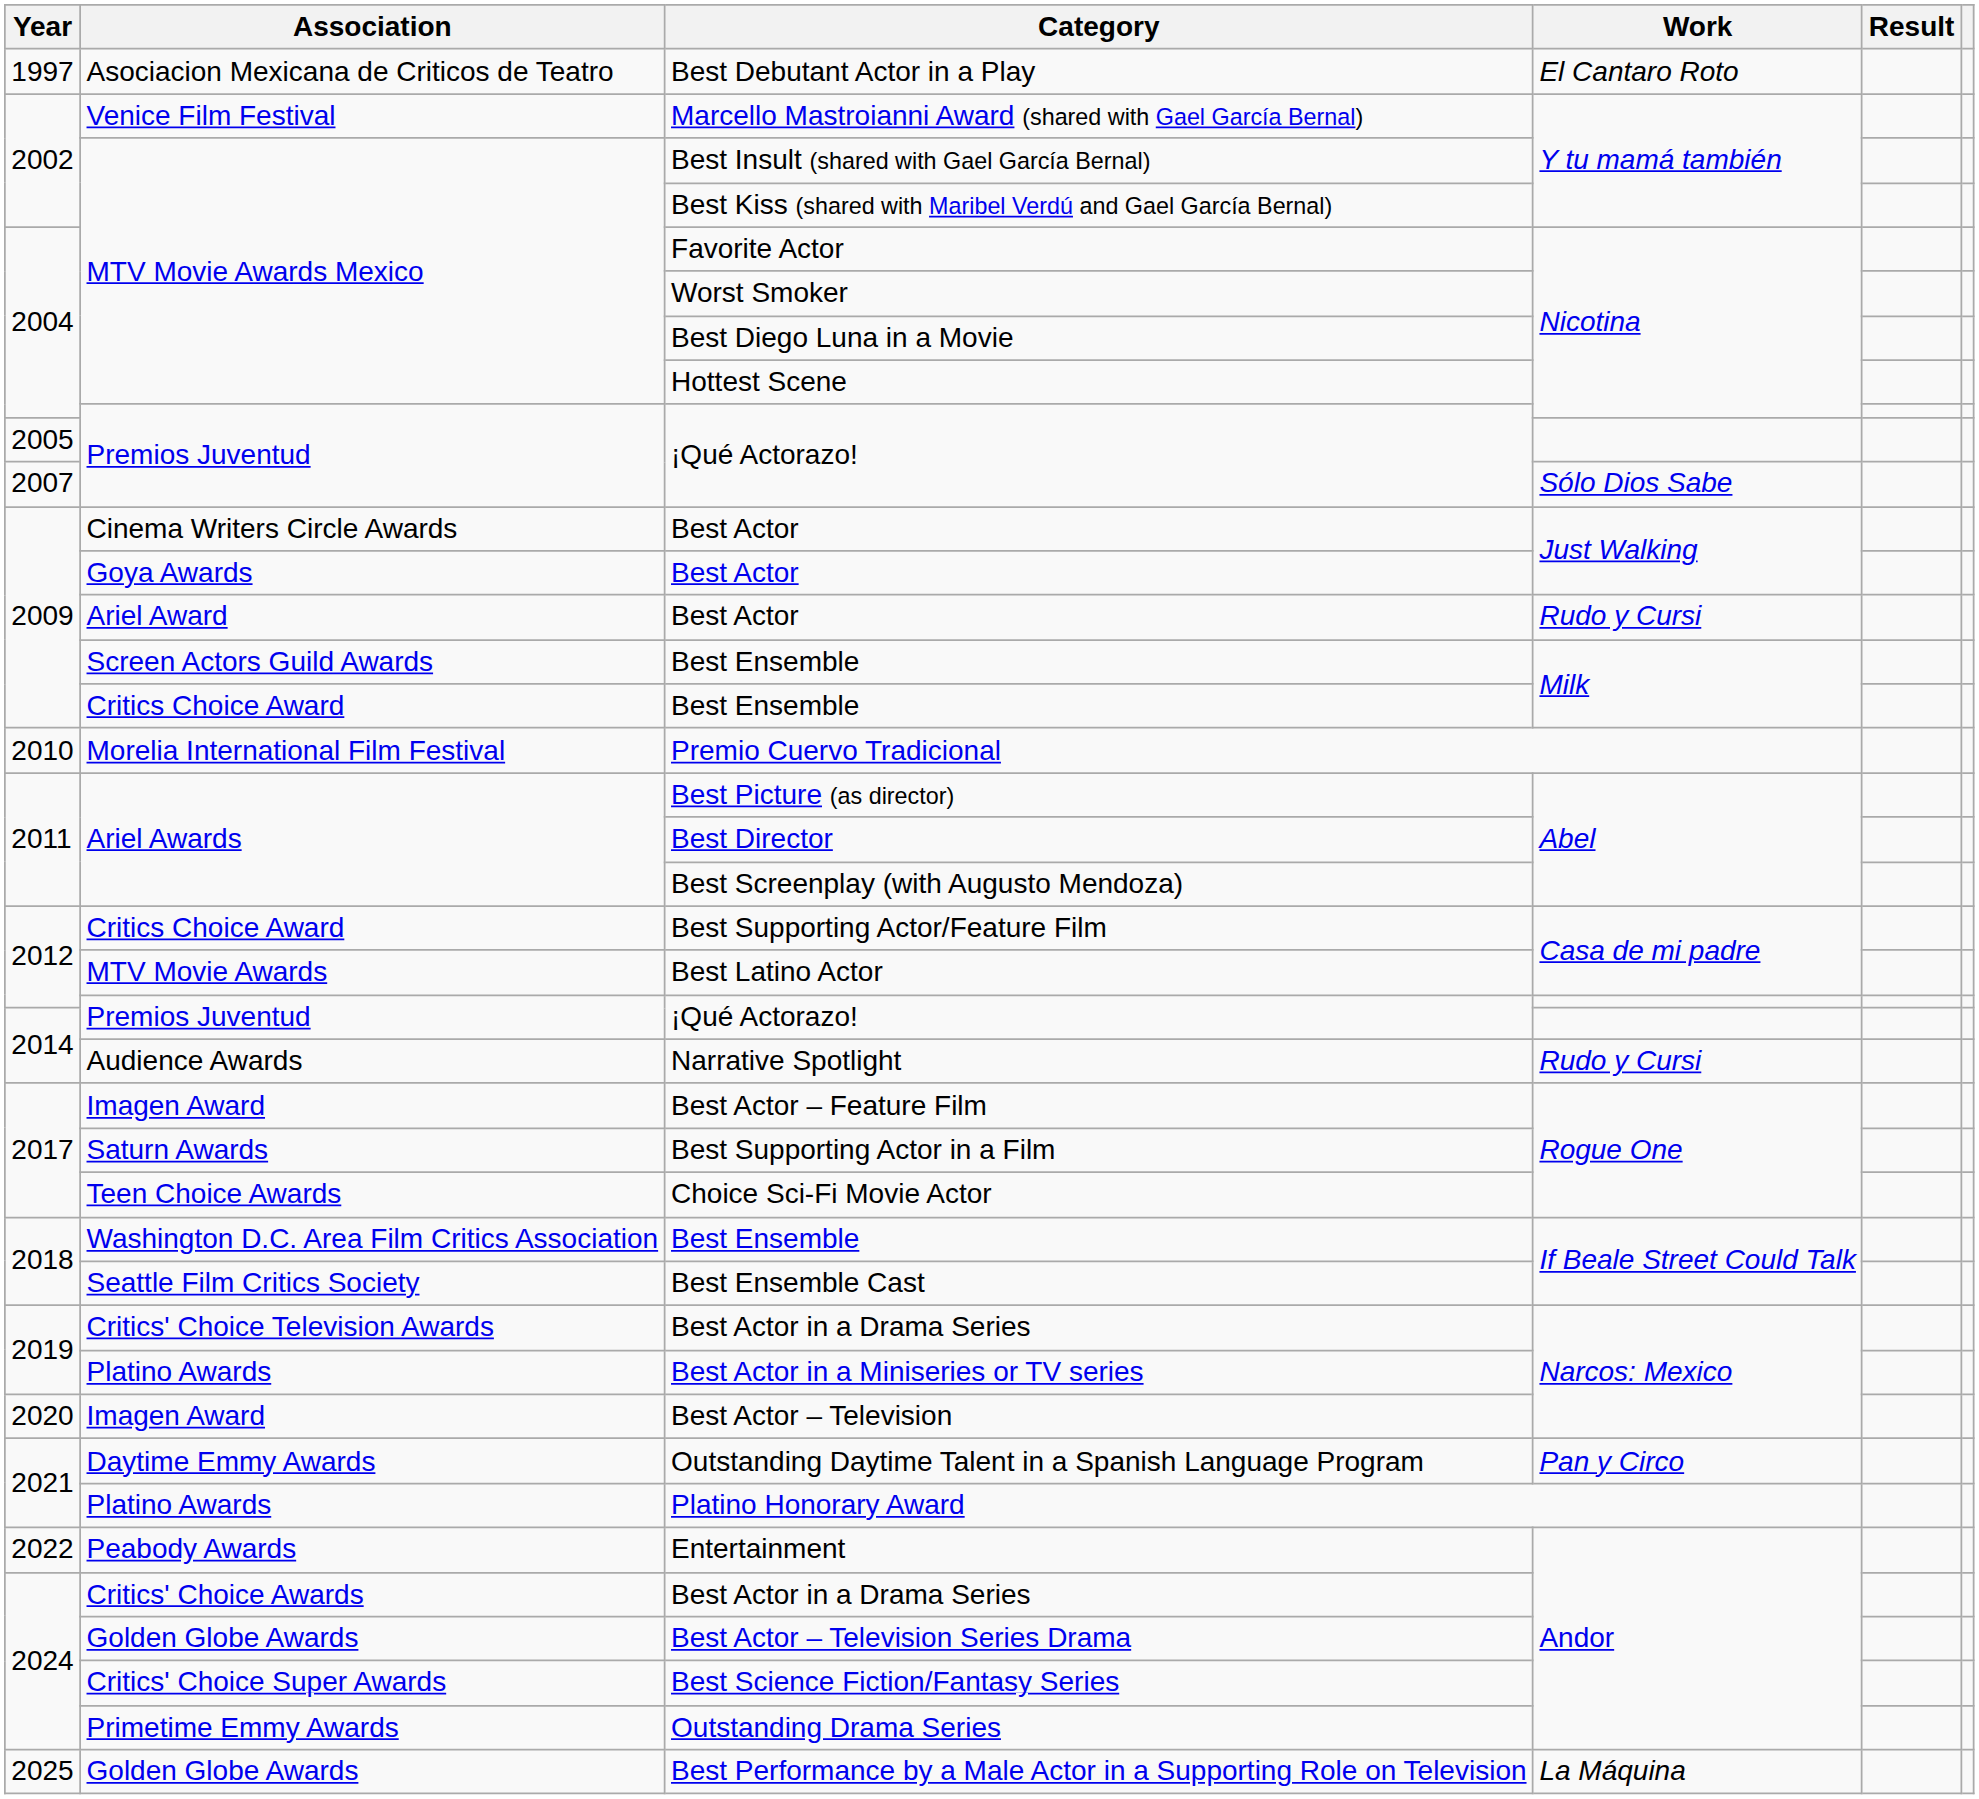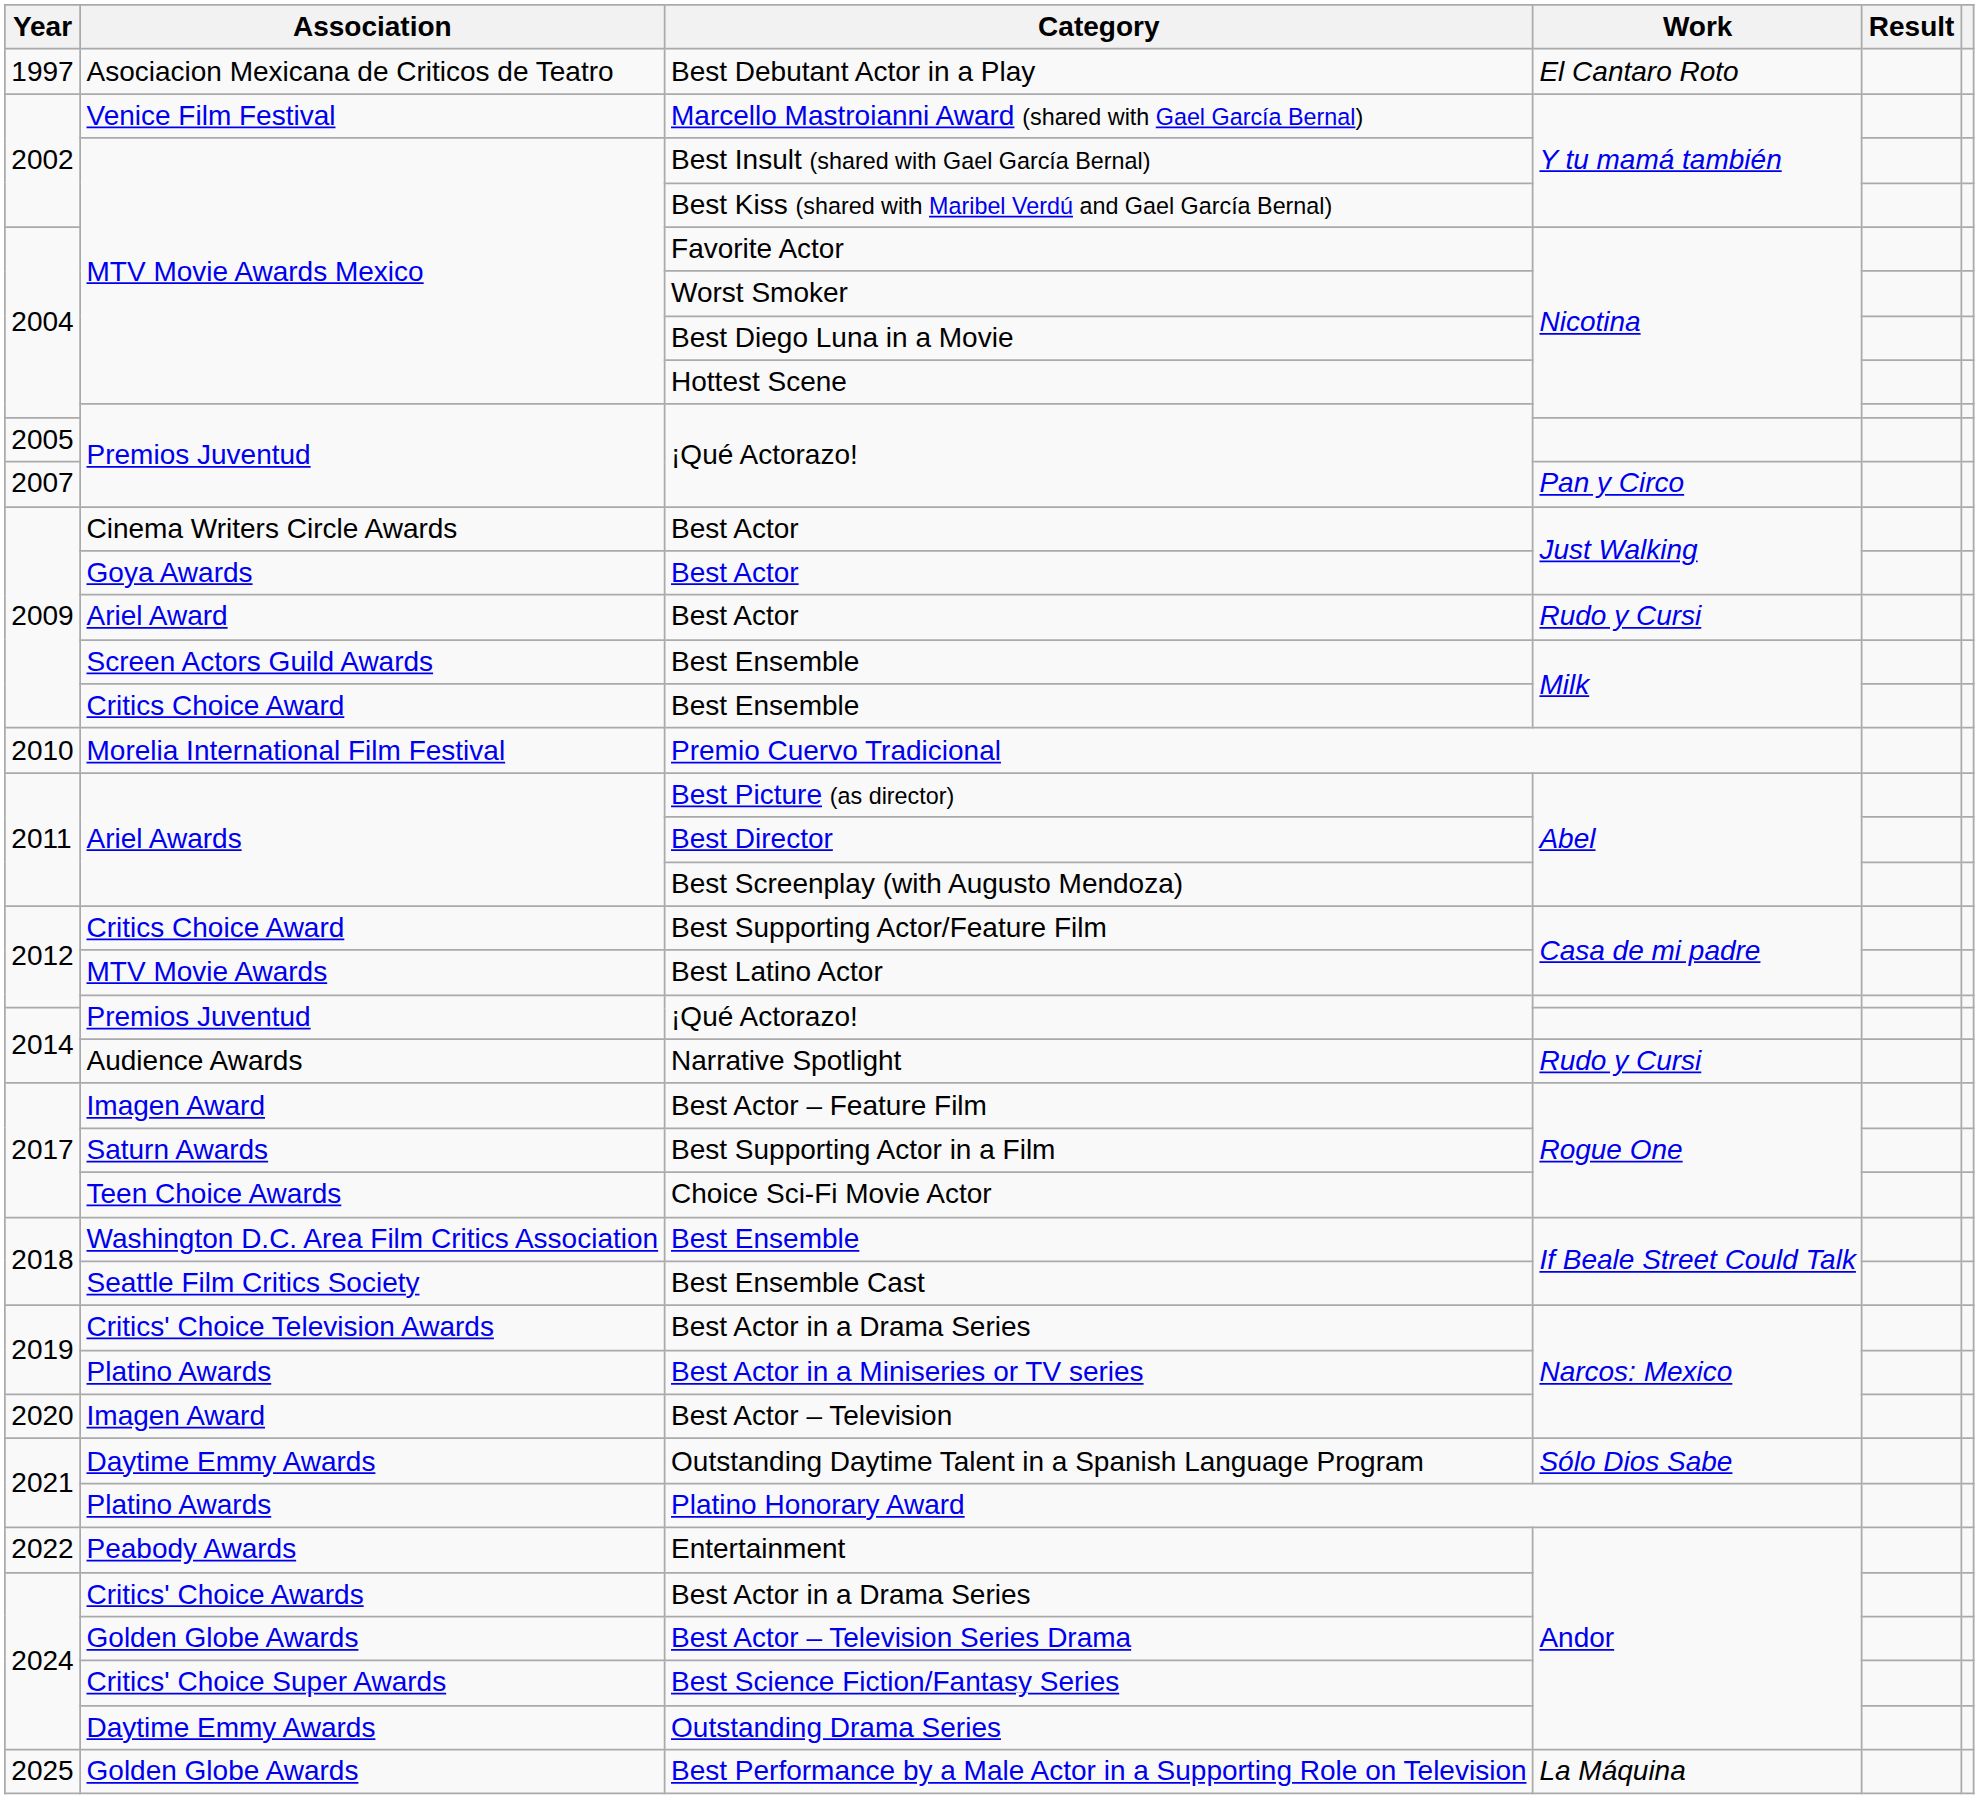(1636, 483) Sólo Dios Sabe -> (1612, 483) Pan y Circo
(1612, 1460) Pan y Circo -> (1636, 1460) Sólo Dios Sabe
(243, 1727) Primetime Emmy Awards -> (231, 1727) Daytime Emmy Awards
